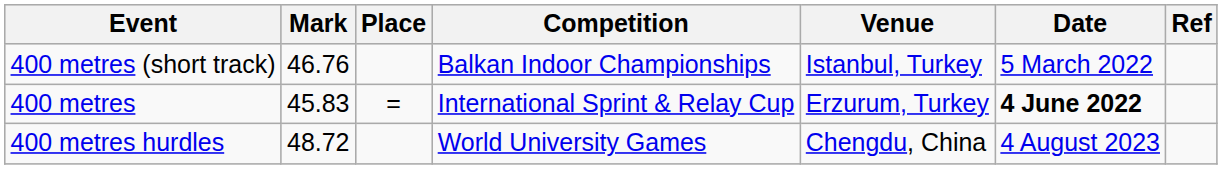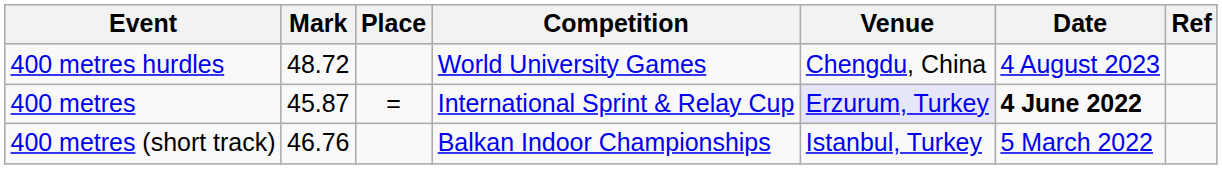rows swapped: (117, 143) <-> (143, 63)
(318, 103) 45.83 -> (318, 103) 45.87
(897, 103) no background -> (897, 103) lavender background
